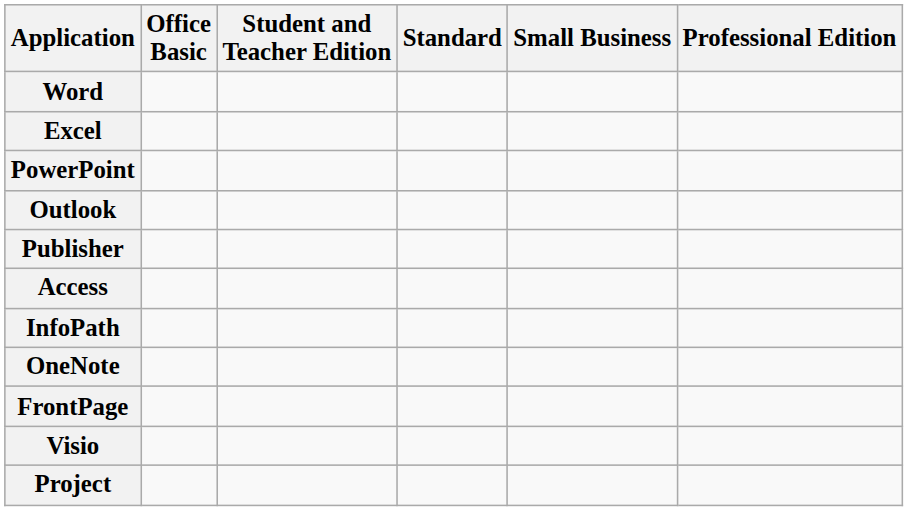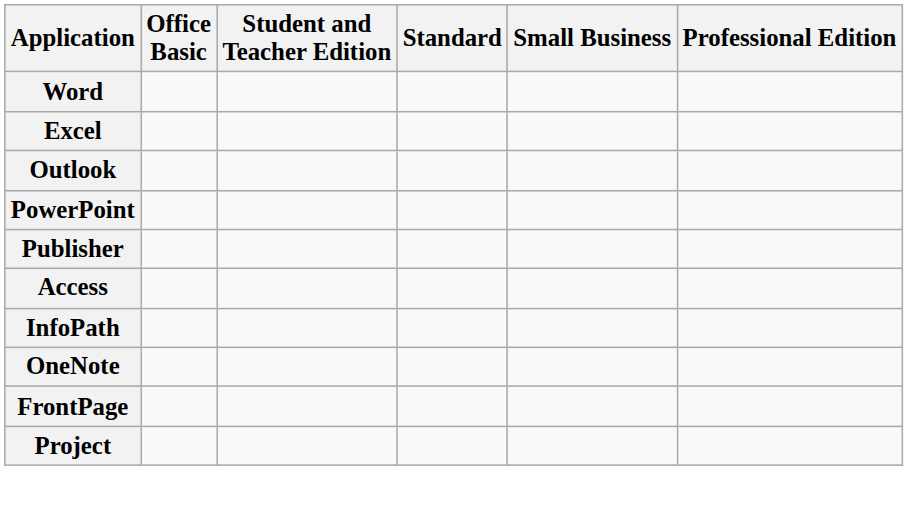rows swapped: (73, 170) <-> (73, 209)
- row: (73, 445)
